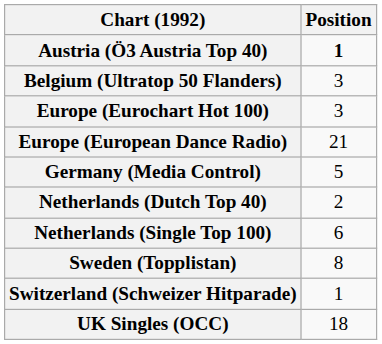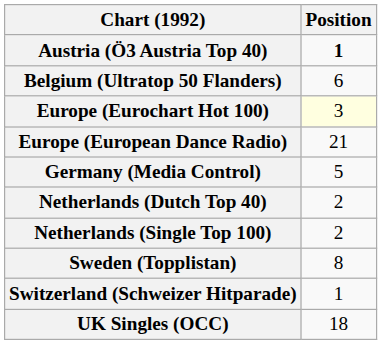(339, 80) 3 -> (339, 80) 6
(339, 111) no background -> (339, 111) lightyellow background
(339, 232) 6 -> (339, 232) 2
